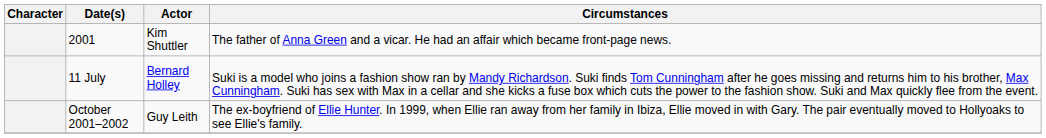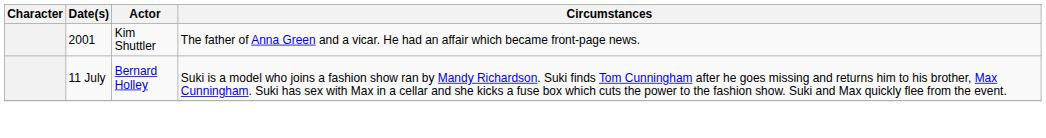- row: (98, 117)
